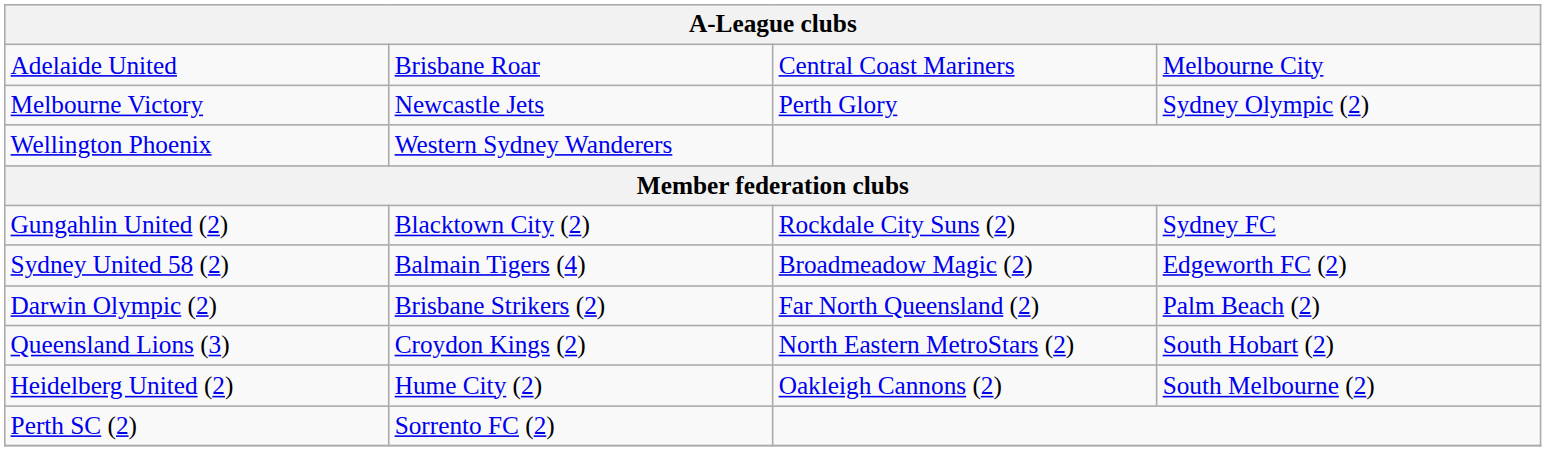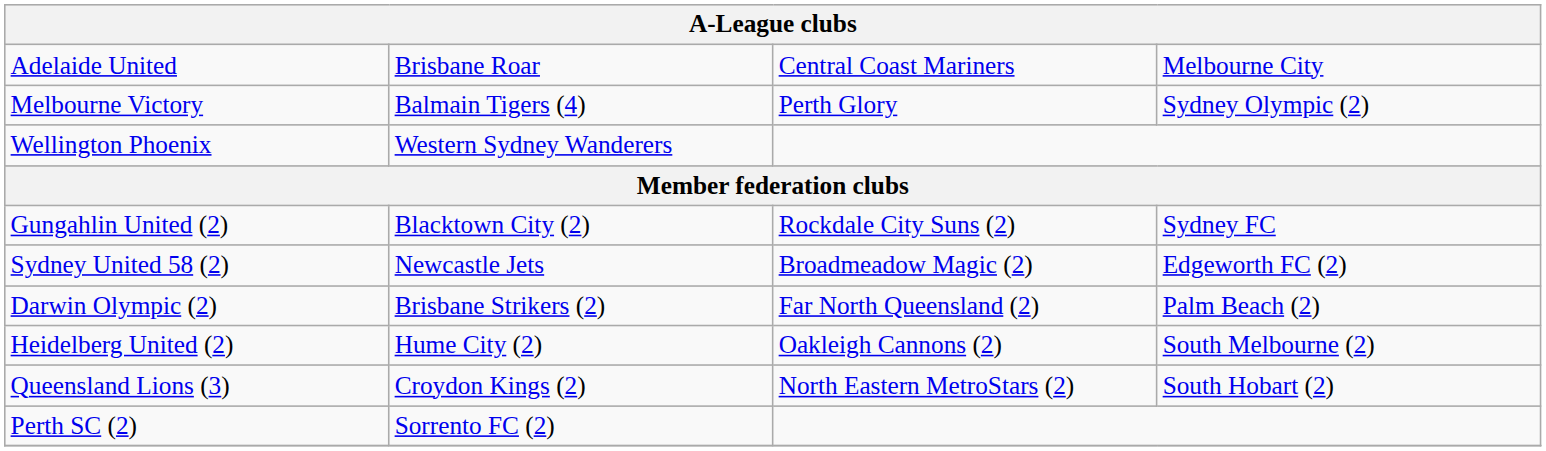(469, 104) Newcastle Jets -> (490, 104) Balmain Tigers (4)
(490, 265) Balmain Tigers (4) -> (469, 265) Newcastle Jets
rows swapped: (120, 345) <-> (122, 385)
